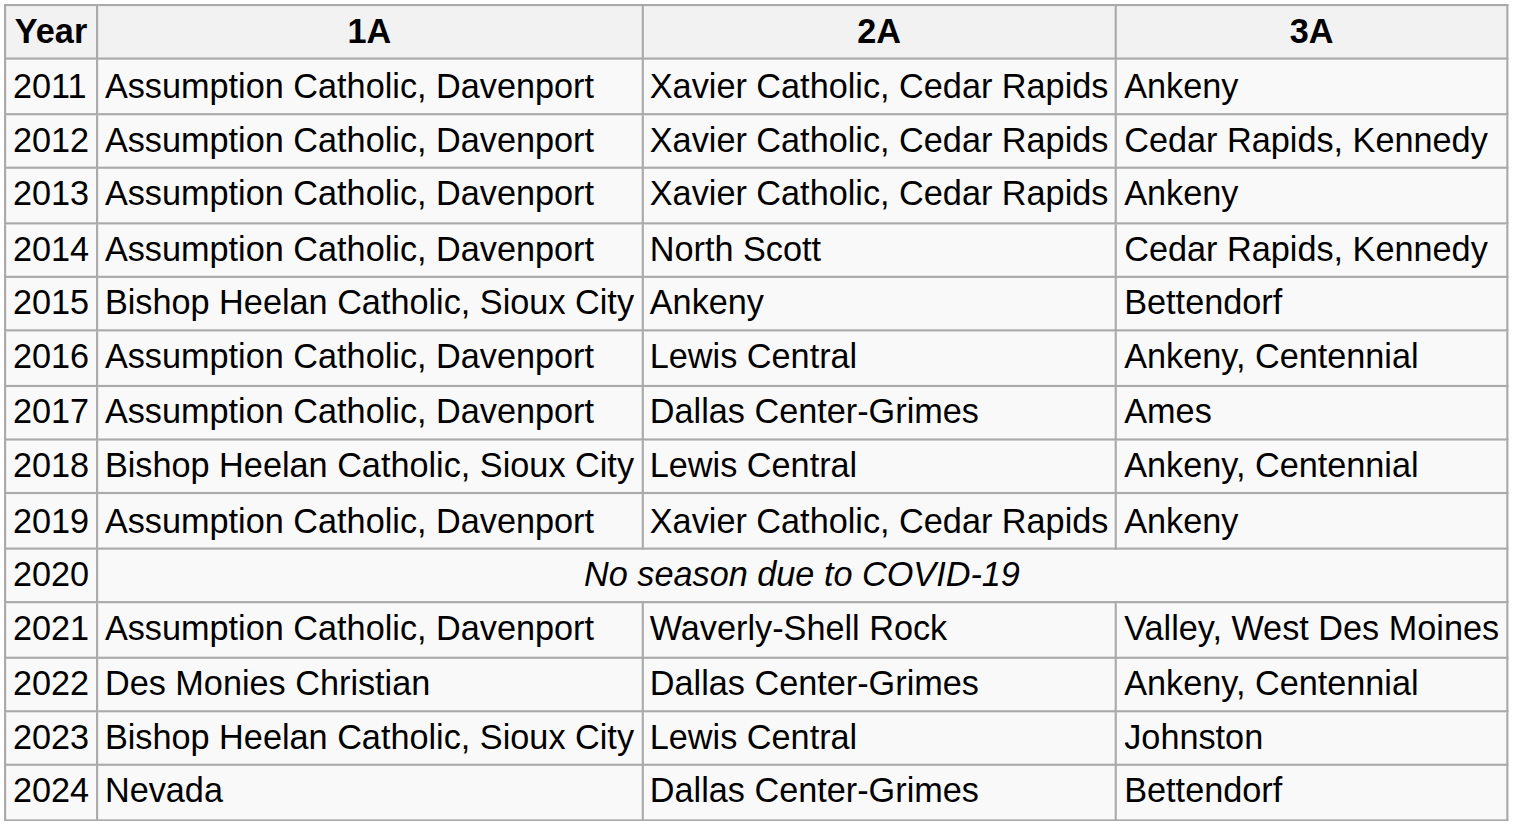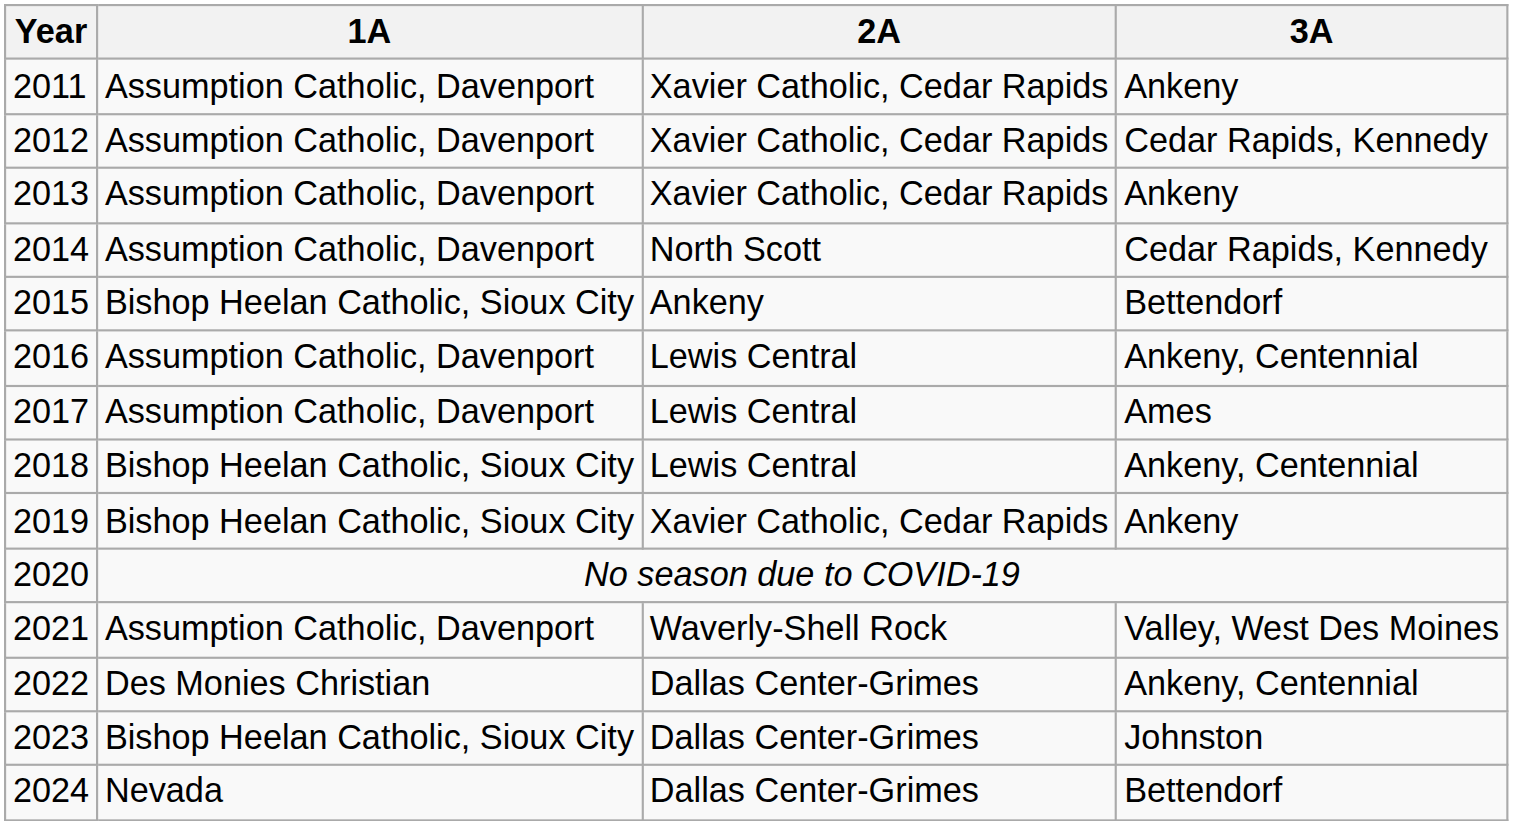(814, 411) Dallas Center-Grimes -> (754, 411) Lewis Central
(349, 520) Assumption Catholic, Davenport -> (369, 520) Bishop Heelan Catholic, Sioux City
(754, 737) Lewis Central -> (814, 737) Dallas Center-Grimes
